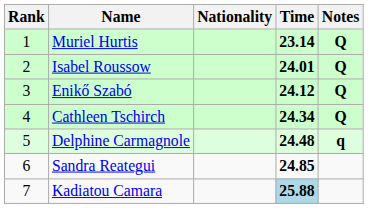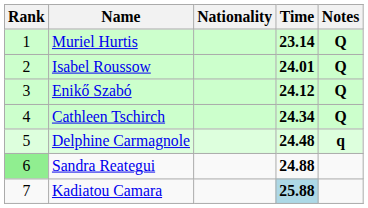(26, 166) no background -> (26, 166) lightgreen background
(297, 166) 24.85 -> (297, 166) 24.88
